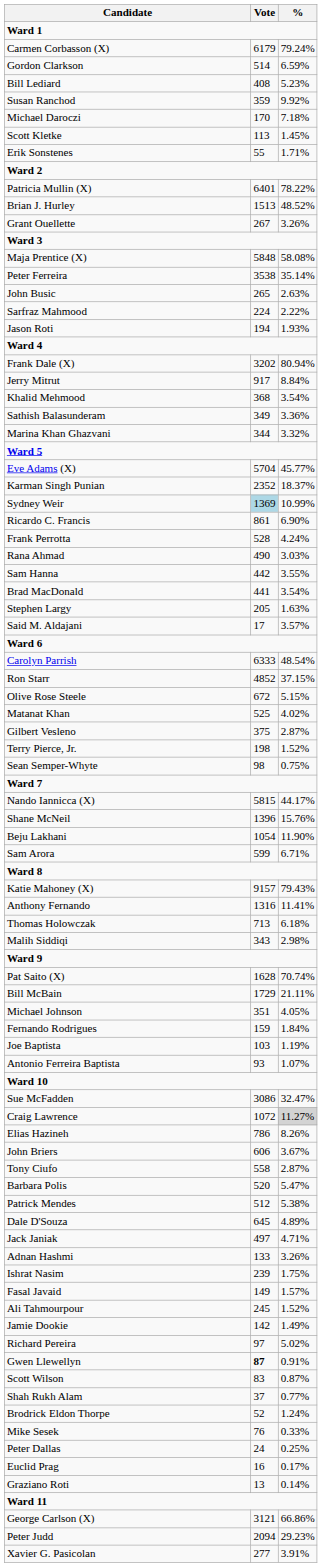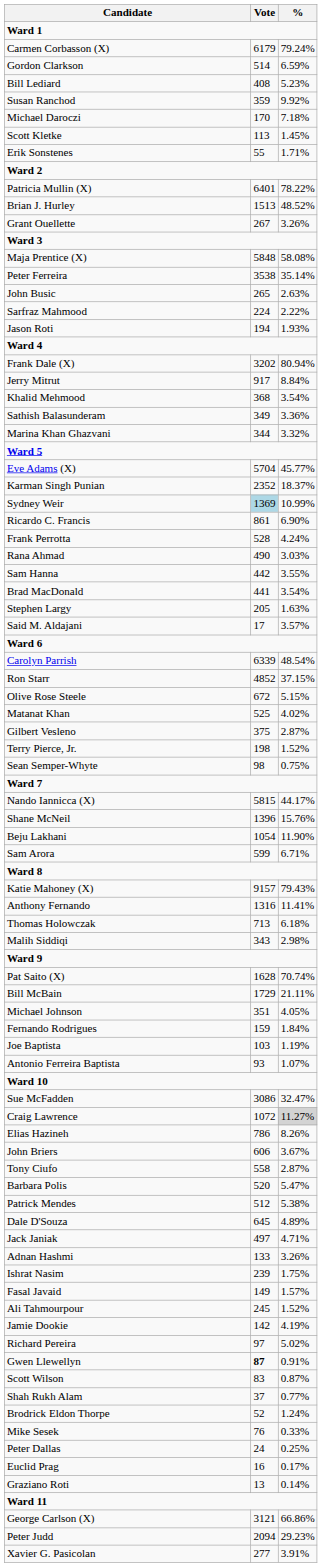(265, 661) 6333 -> (265, 661) 6339
(295, 1326) 1.49% -> (295, 1326) 4.19%
